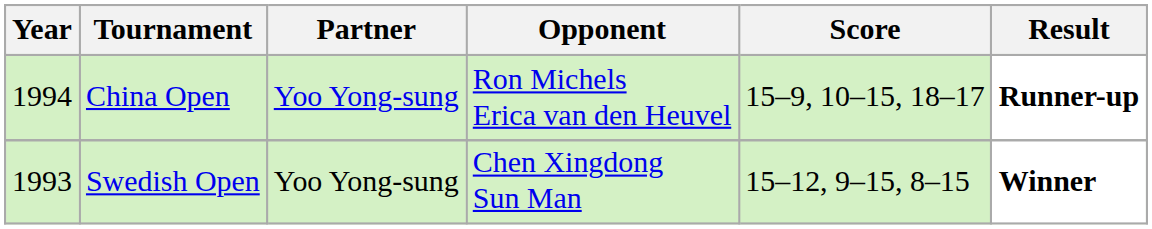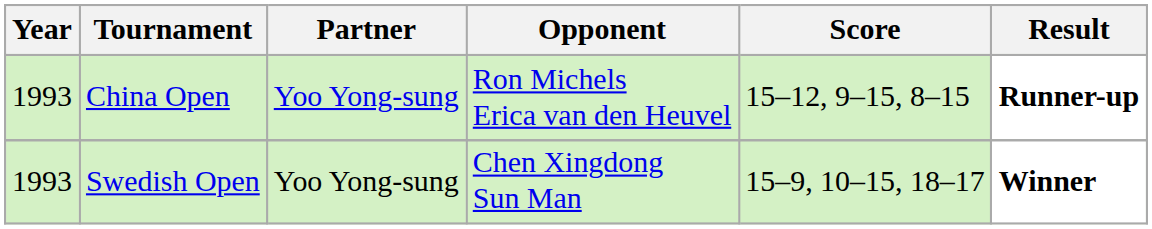(42, 96) 1994 -> (42, 96) 1993
(865, 96) 15–9, 10–15, 18–17 -> (858, 96) 15–12, 9–15, 8–15
(858, 181) 15–12, 9–15, 8–15 -> (865, 181) 15–9, 10–15, 18–17
